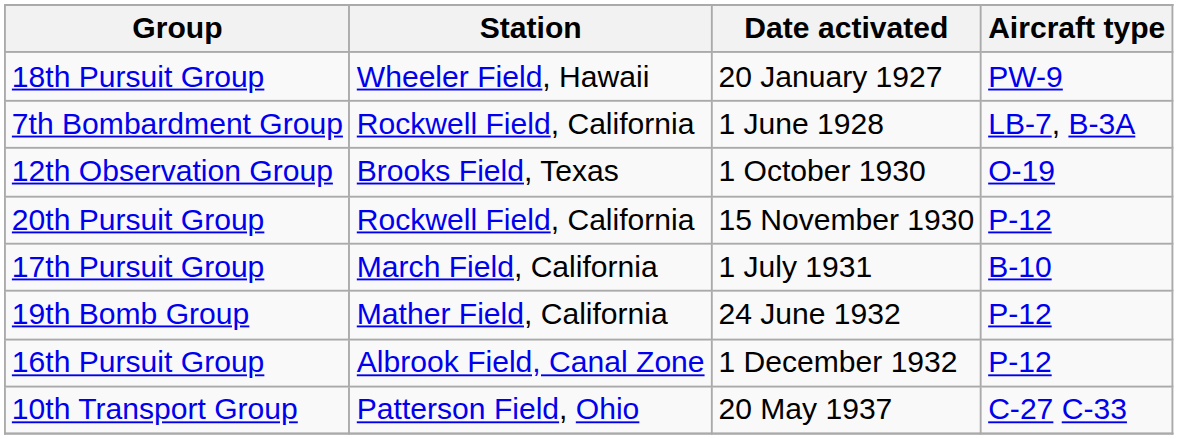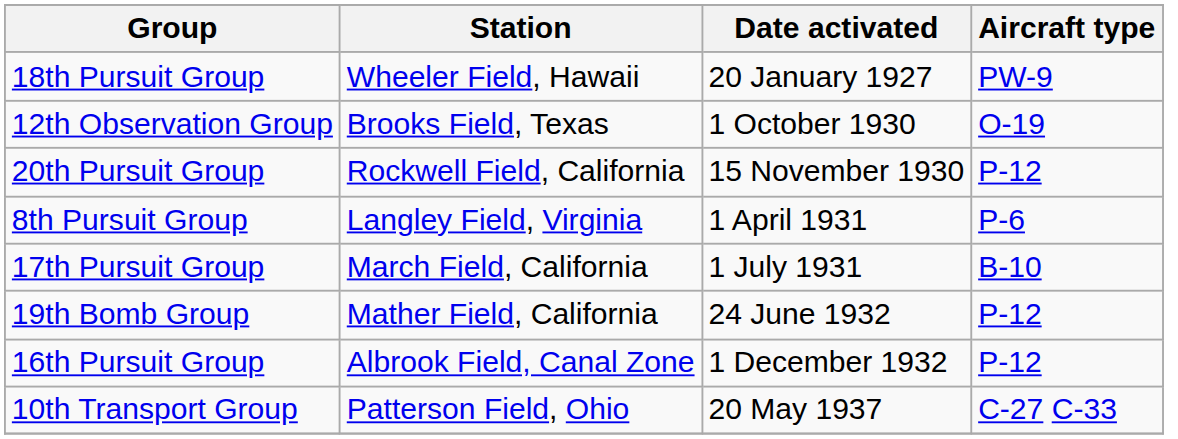- row: (177, 123)
+ row: (130, 219)
